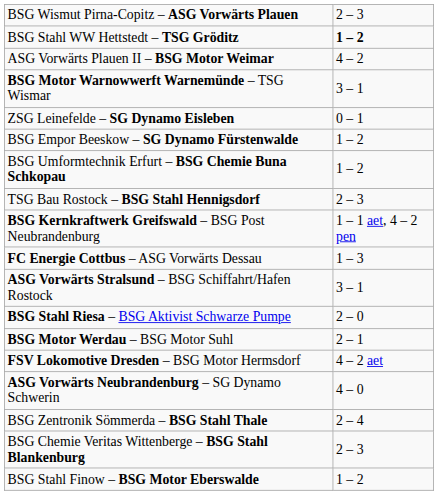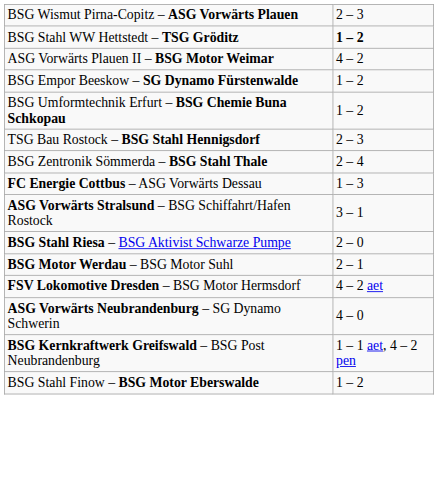- row: (146, 88)
- row: (121, 118)
rows swapped: (137, 420) <-> (136, 228)
- row: (138, 449)
